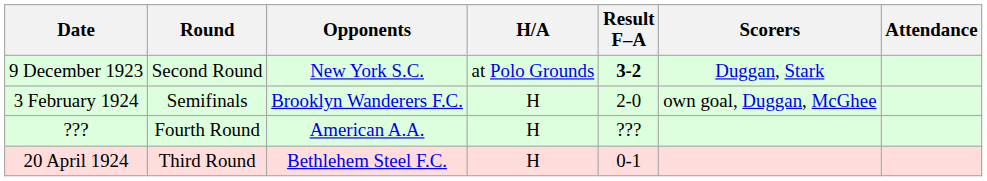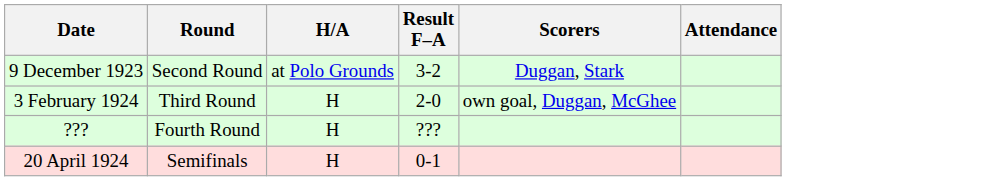- column: (367, 30)
(629, 70) bold -> (428, 70) normal
(207, 100) Semifinals -> (207, 100) Third Round
(207, 160) Third Round -> (207, 160) Semifinals
